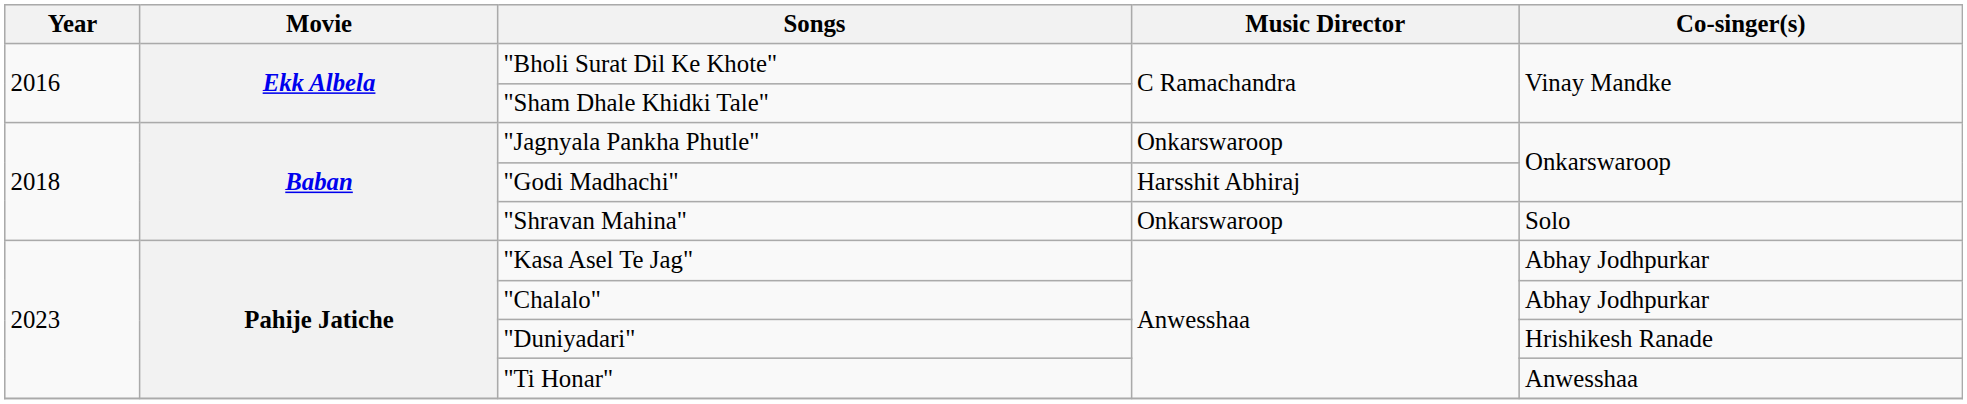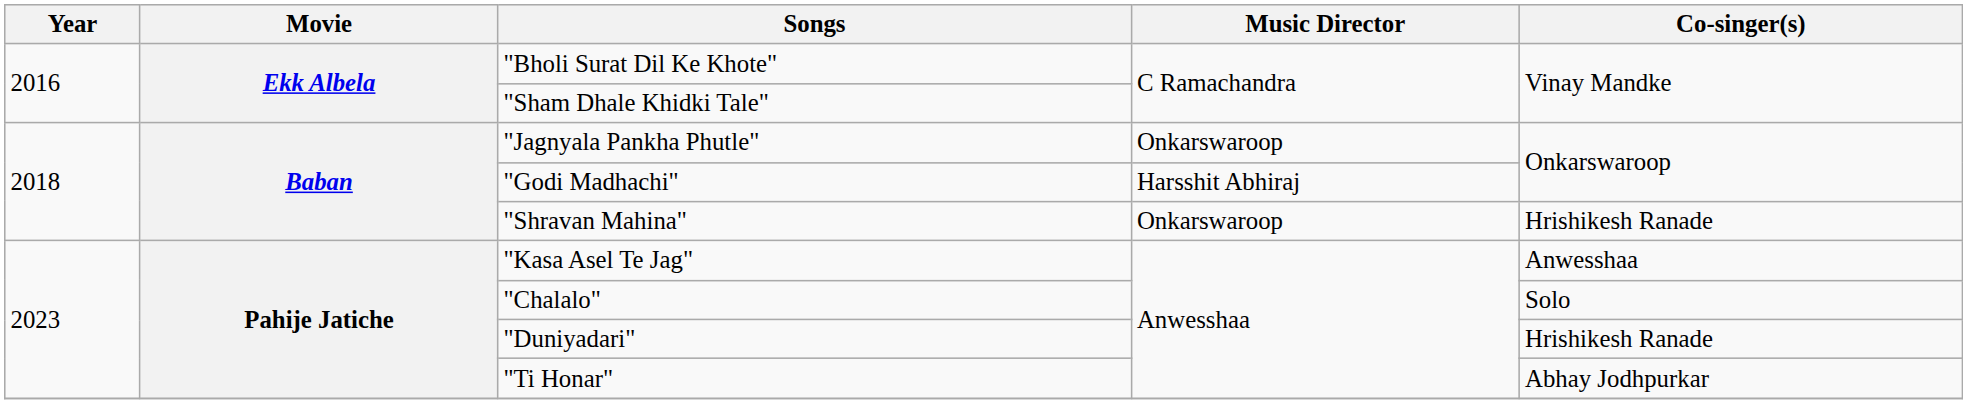(1548, 220) Solo -> (1619, 220) Hrishikesh Ranade
(1617, 260) Abhay Jodhpurkar -> (1581, 260) Anwesshaa
(1617, 299) Abhay Jodhpurkar -> (1548, 299) Solo
(1581, 378) Anwesshaa -> (1617, 378) Abhay Jodhpurkar
